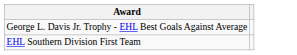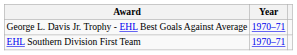+ column: (269, 12)
